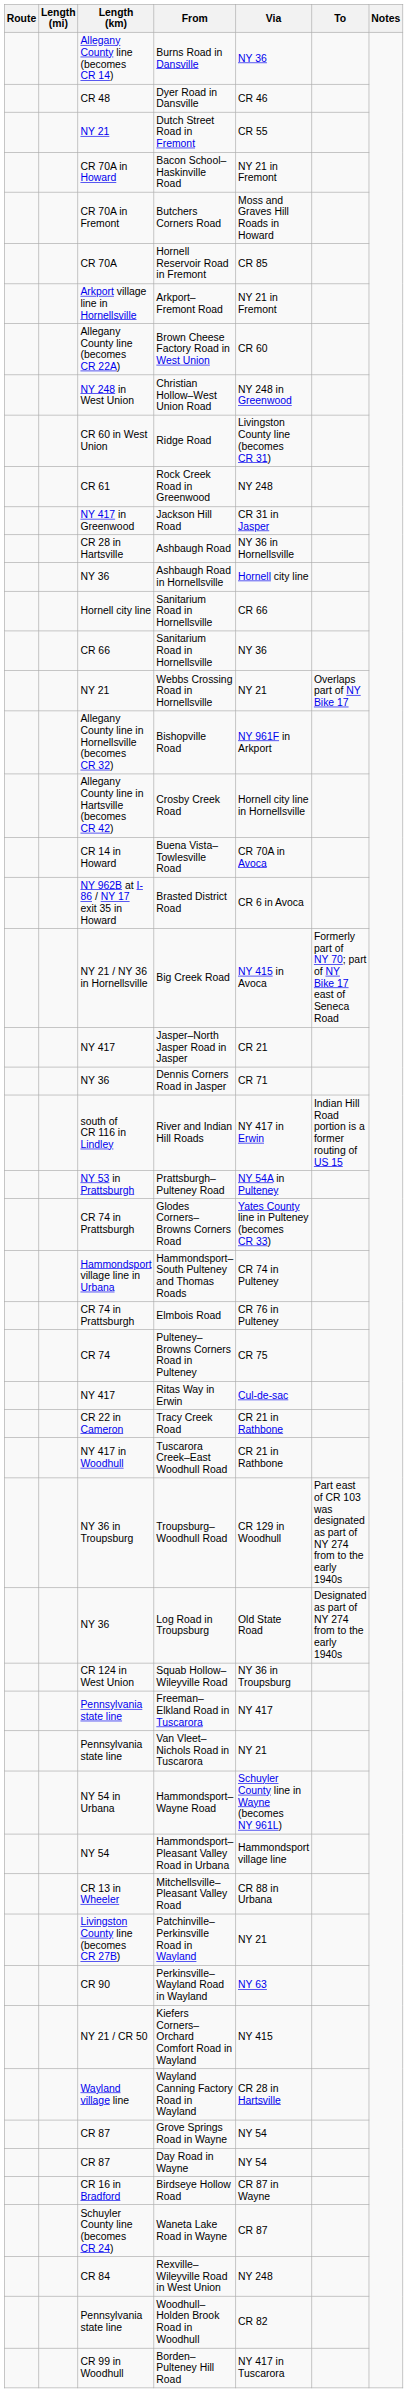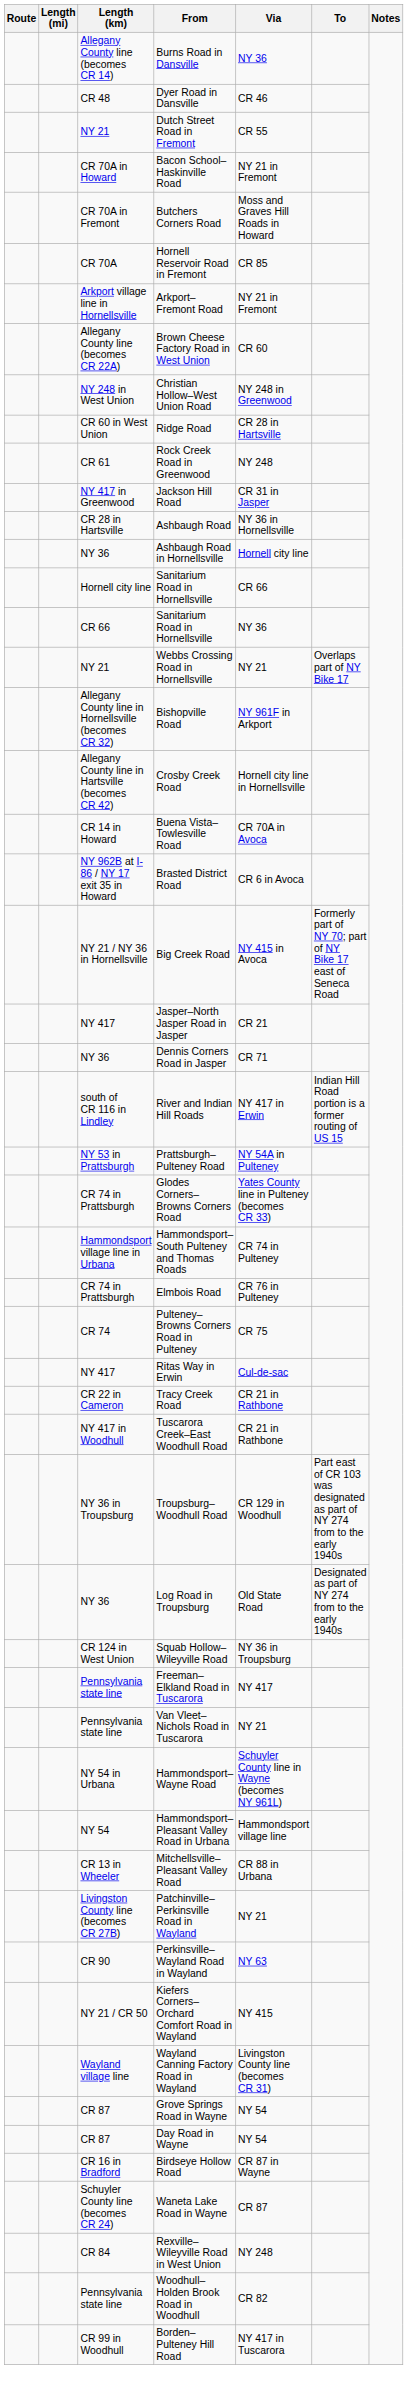(264, 440) Livingston County line (becomes CR 31) -> (259, 429) CR 28 in Hartsville
(259, 2094) CR 28 in Hartsville -> (264, 2071) Livingston County line (becomes CR 31)
